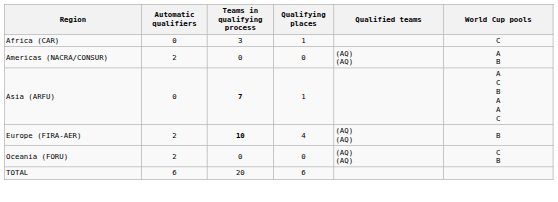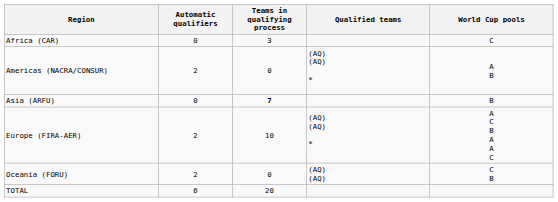- column: (303, 19)
(344, 57) (AQ) (AQ) -> (317, 66) (AQ) (AQ) *
(498, 96) A C B A A C -> (492, 100) B
(240, 135) bold -> (270, 135) normal
(344, 135) (AQ) (AQ) -> (317, 130) (AQ) (AQ) *
(498, 135) B -> (492, 135) A C B A A C
